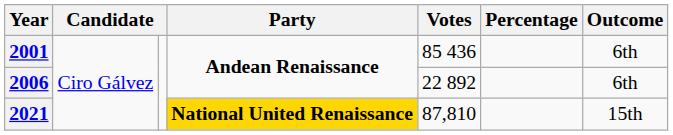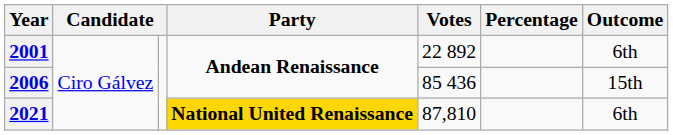(449, 51) 85 436 -> (449, 51) 22 892
(449, 82) 22 892 -> (449, 82) 85 436
(625, 82) 6th -> (625, 82) 15th
(625, 113) 15th -> (625, 113) 6th
